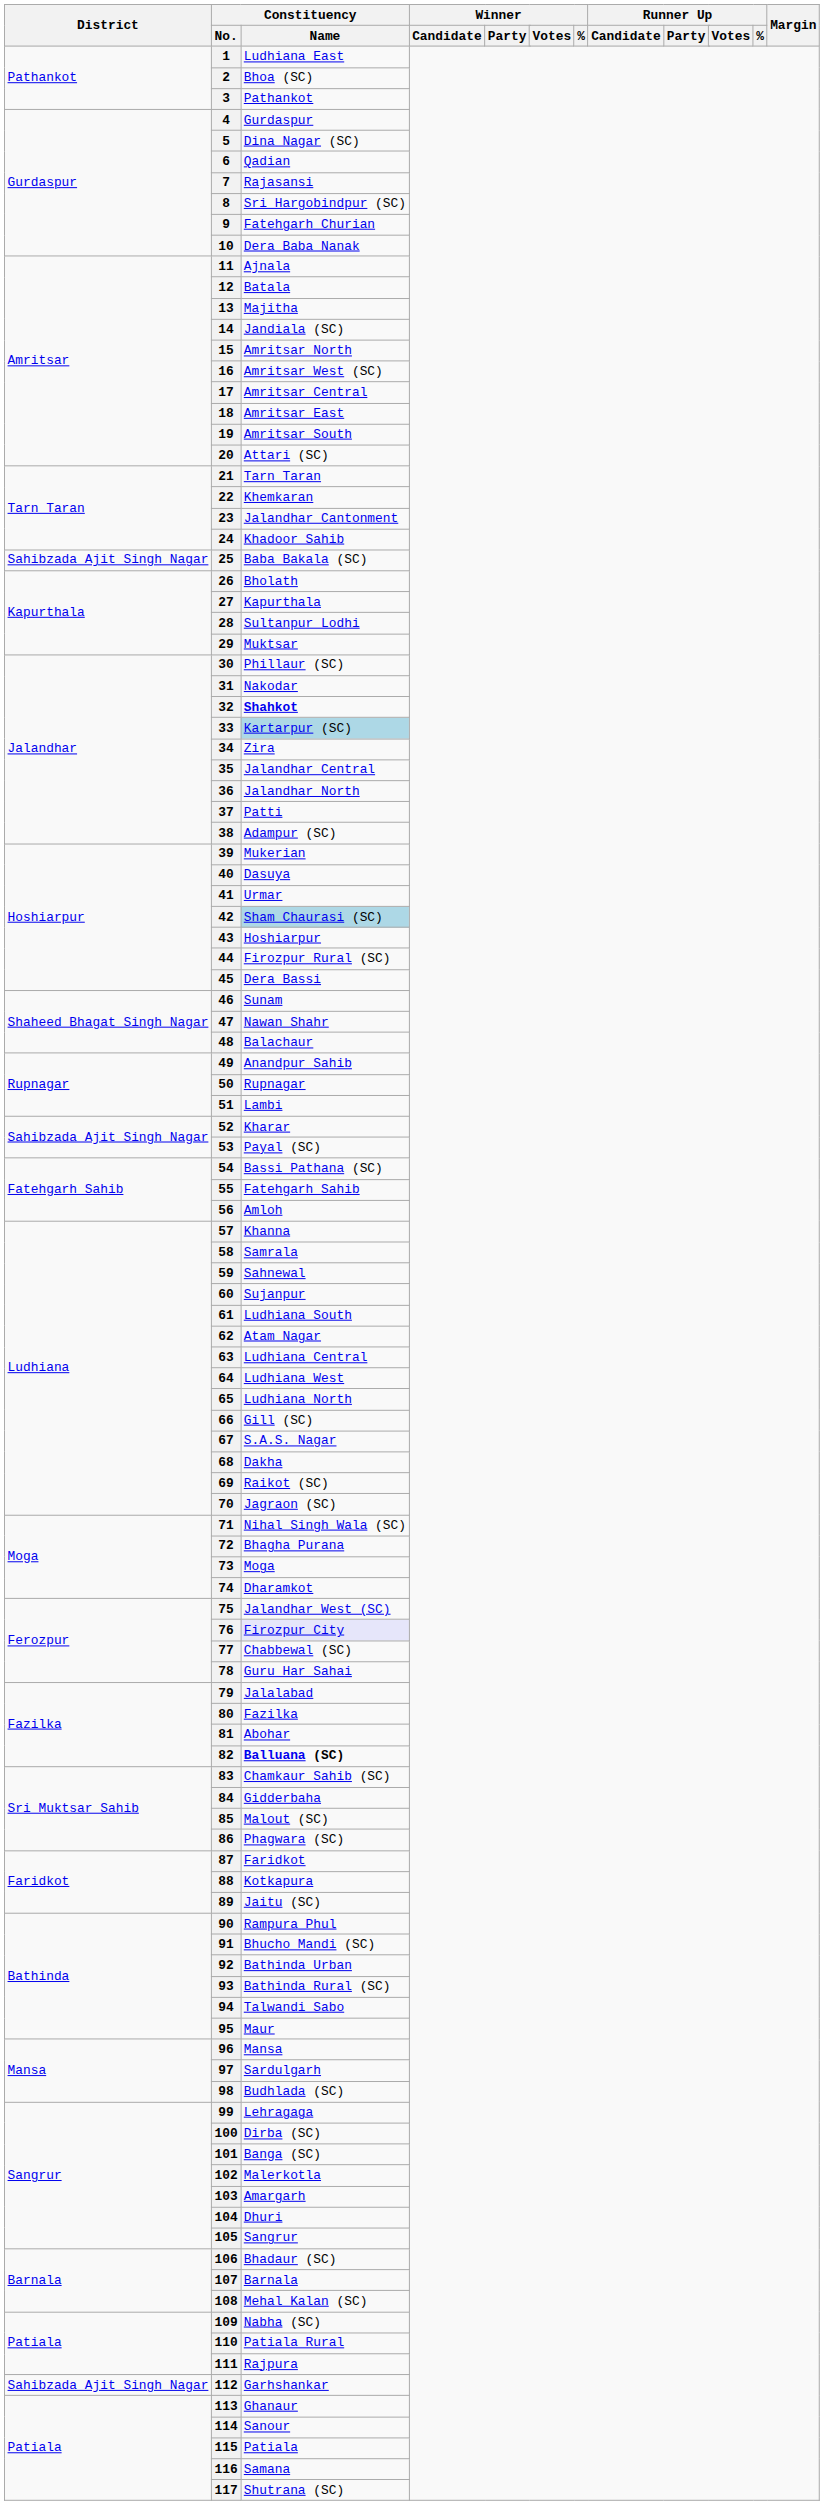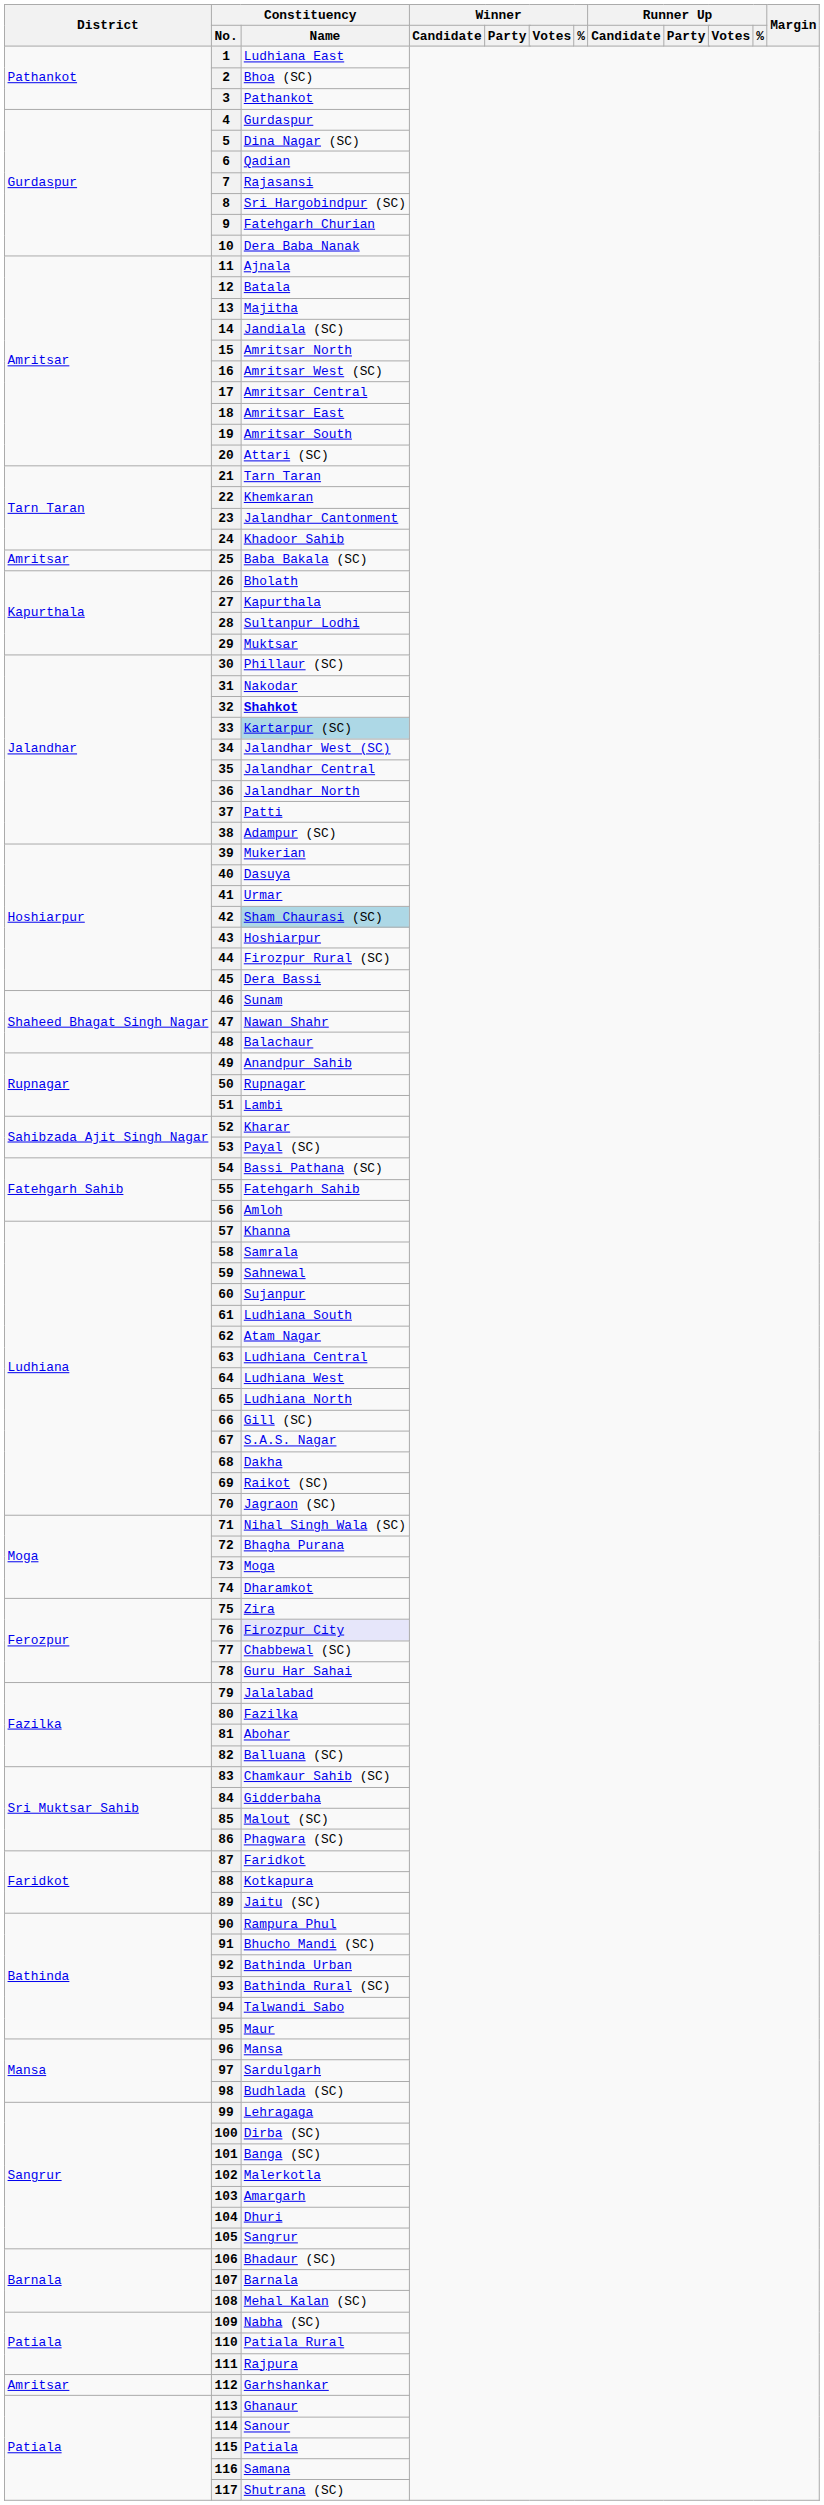(108, 560) Sahibzada Ajit Singh Nagar -> (38, 560) Amritsar
(259, 749) Zira -> (317, 749) Jalandhar West (SC)
(317, 1609) Jalandhar West (SC) -> (259, 1609) Zira
(294, 1756) bold -> (294, 1756) normal
(108, 2385) Sahibzada Ajit Singh Nagar -> (38, 2385) Amritsar
